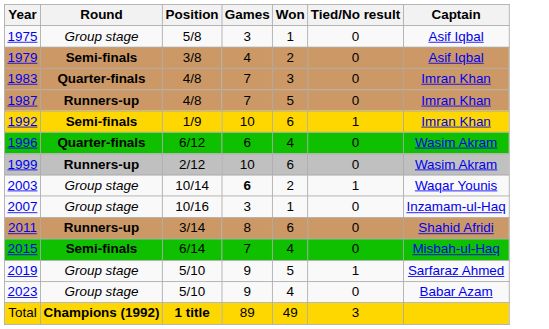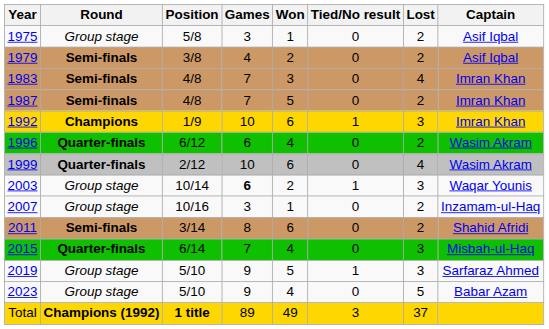+ column: (421, 15)
(101, 79) Quarter-finals -> (101, 79) Semi-finals
(101, 100) Runners-up -> (101, 100) Semi-finals
(101, 121) Semi-finals -> (101, 121) Champions
(101, 164) Runners-up -> (101, 164) Quarter-finals
(101, 228) Runners-up -> (101, 228) Semi-finals
(101, 249) Semi-finals -> (101, 249) Quarter-finals
